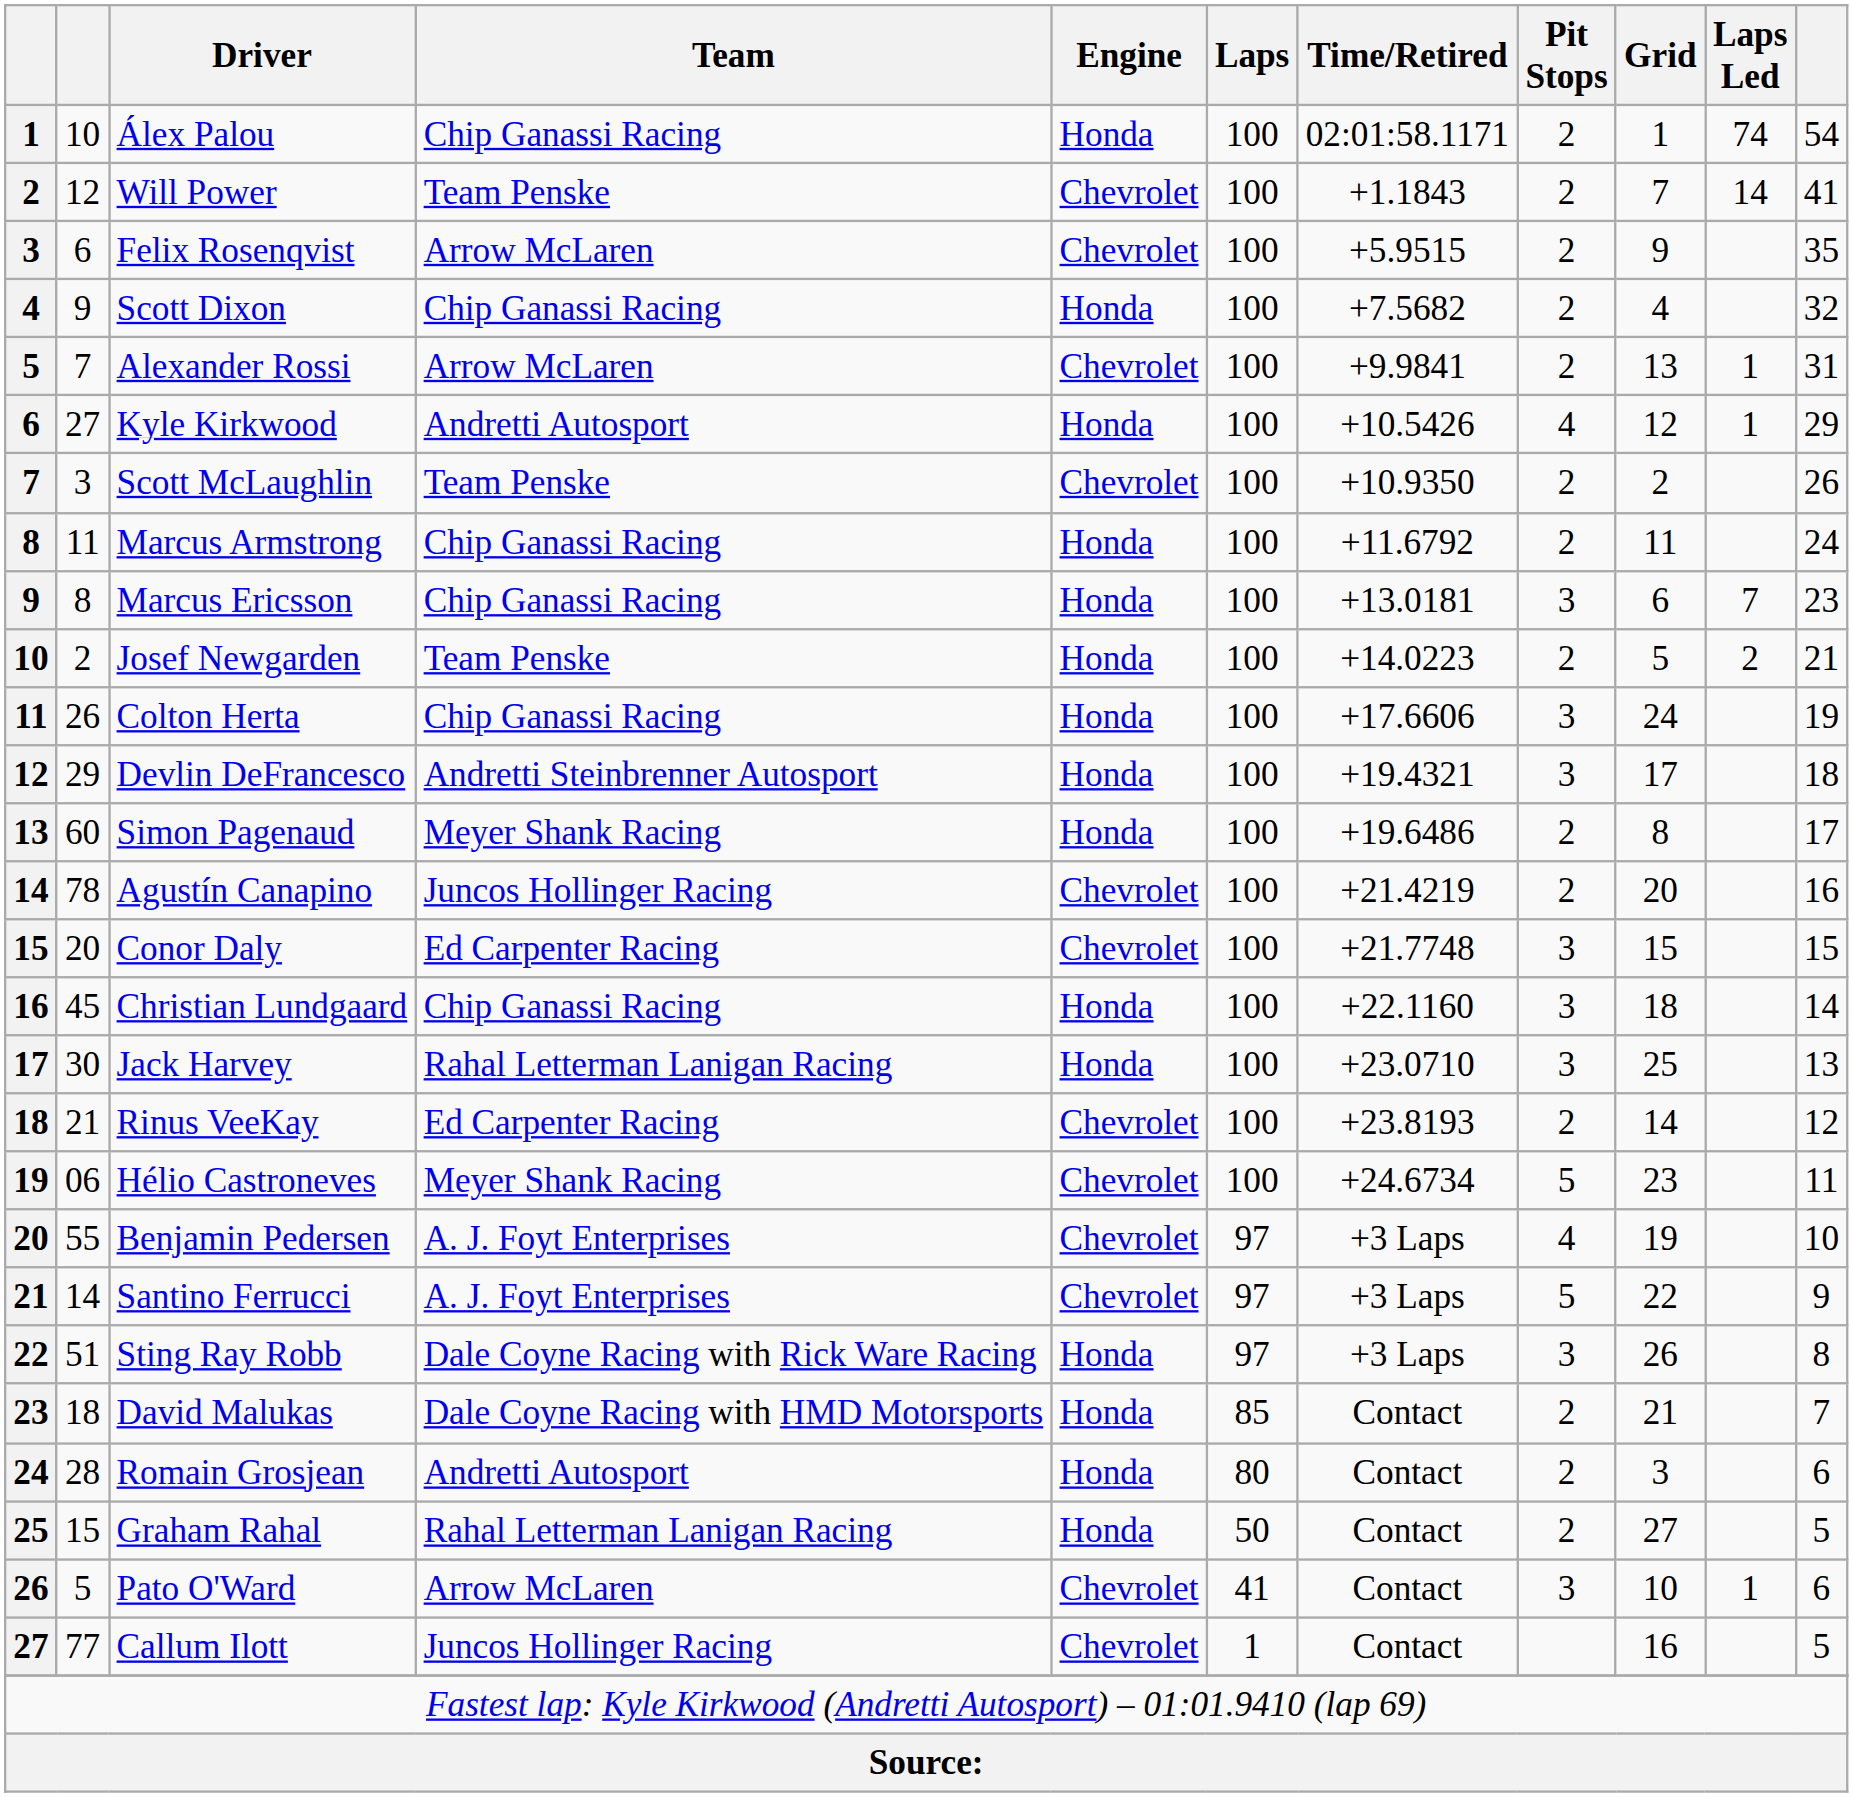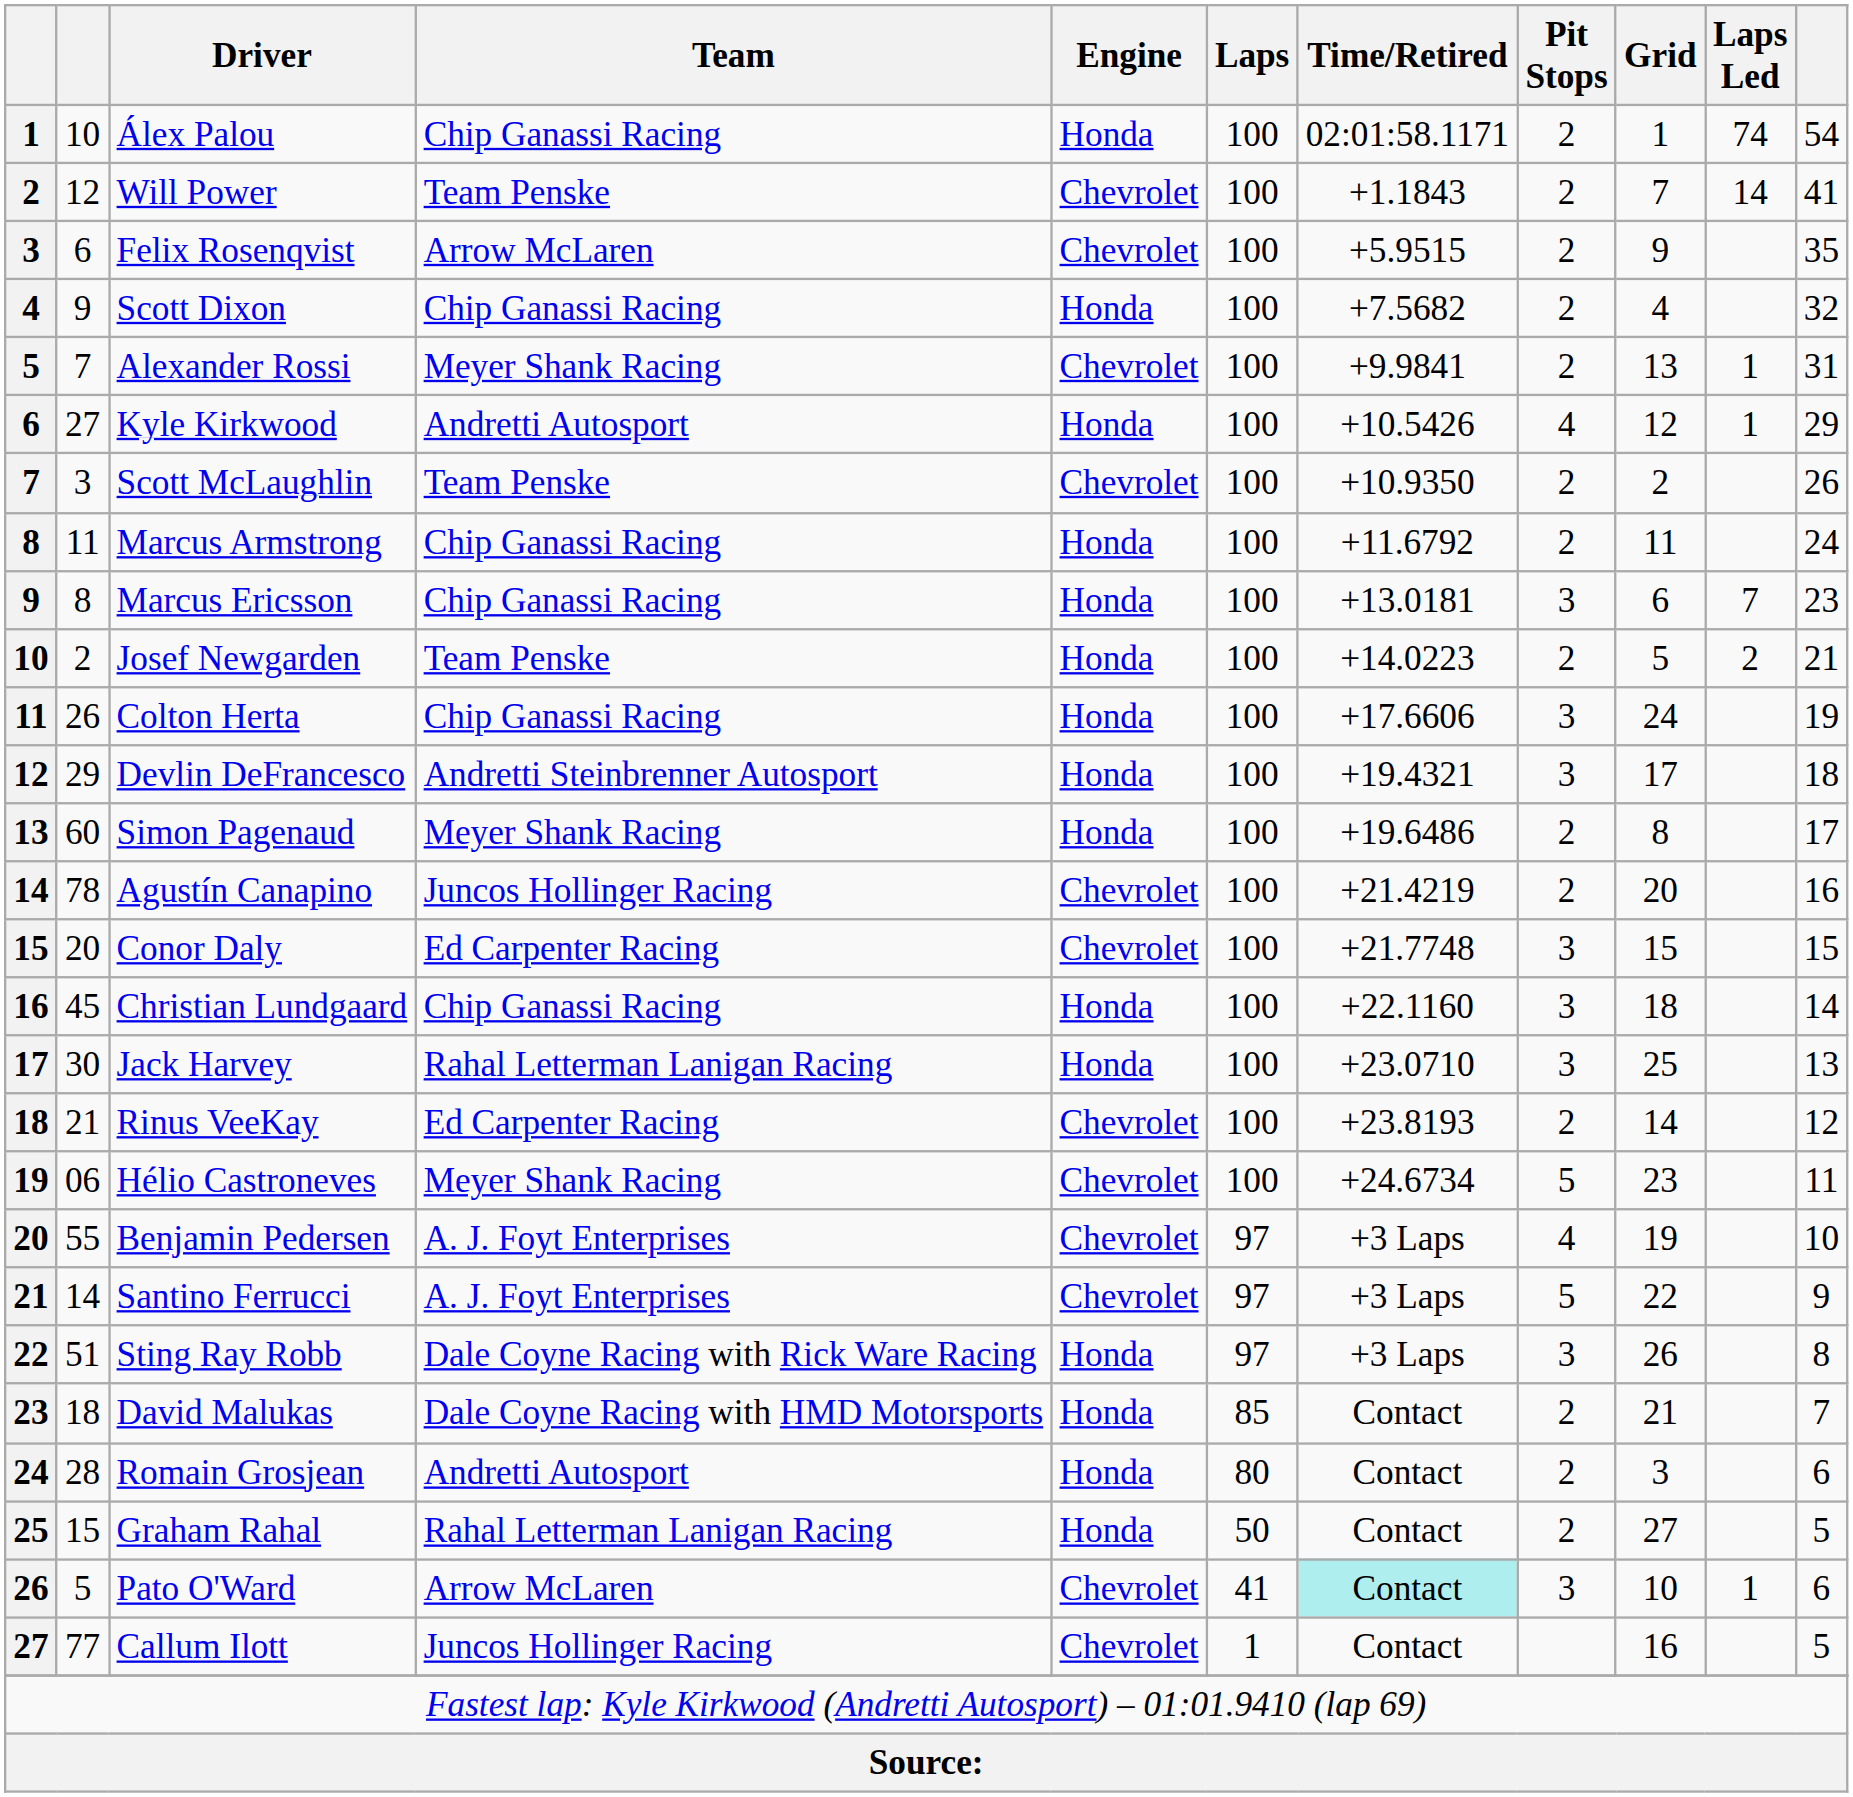(539, 366) Arrow McLaren -> (572, 366) Meyer Shank Racing
(1407, 1587) no background -> (1407, 1587) paleturquoise background
